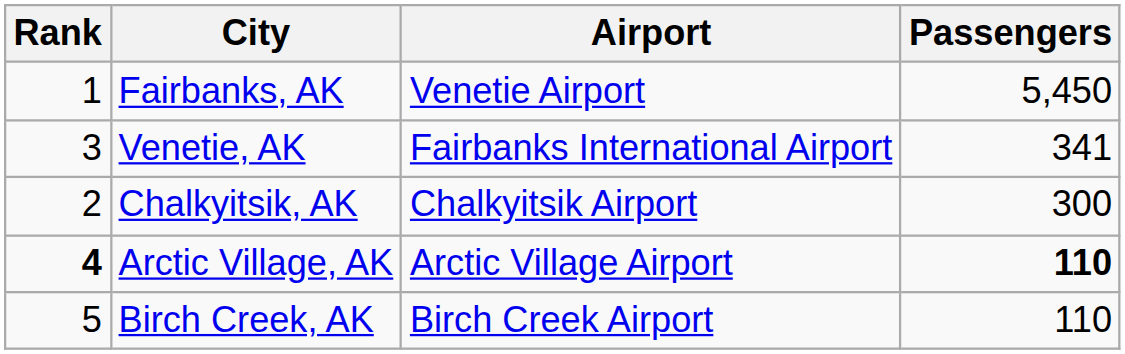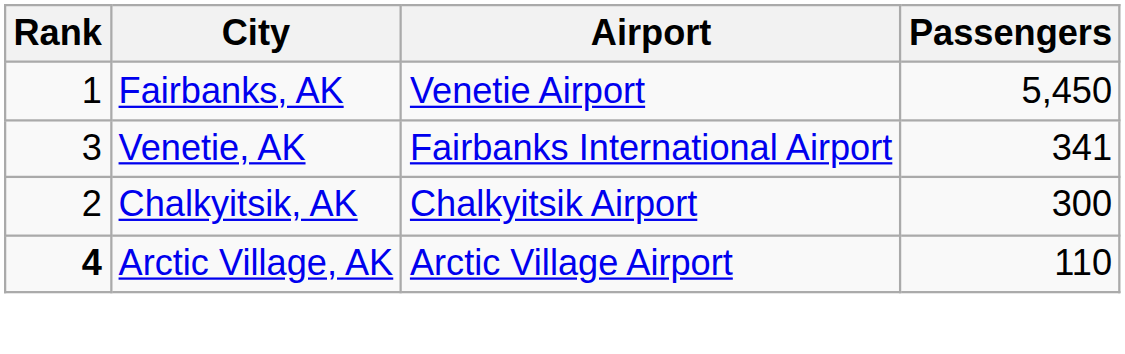(1083, 262) bold -> (1083, 262) normal
- row: (246, 319)
